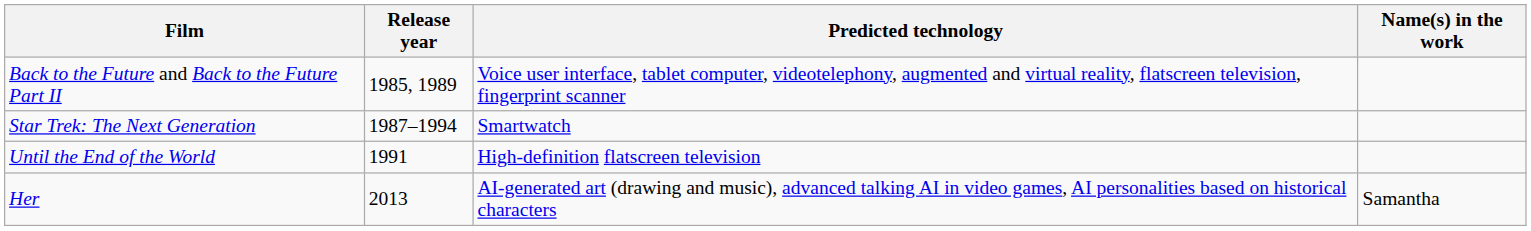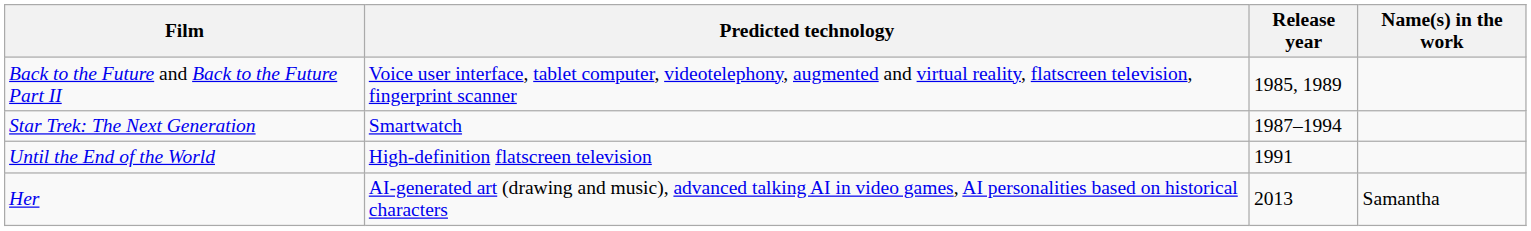columns swapped: (419, 30) <-> (916, 30)
